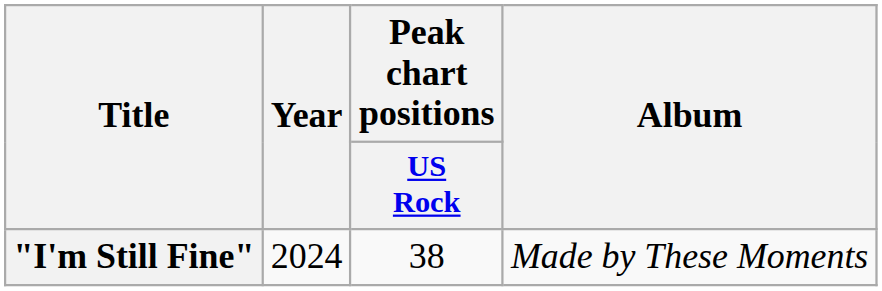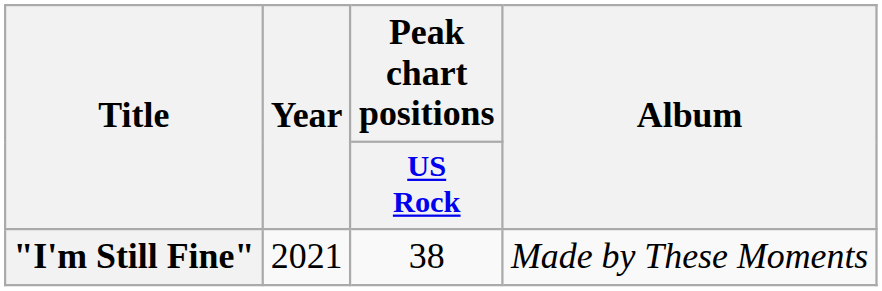(307, 256) 2024 -> (307, 256) 2021
